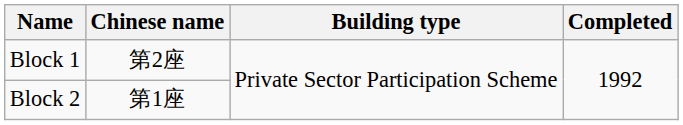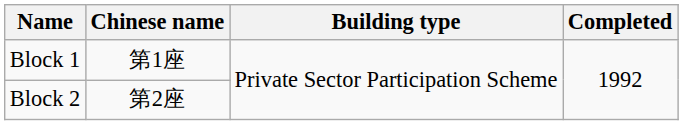(157, 59) 第2座 -> (157, 59) 第1座
(157, 98) 第1座 -> (157, 98) 第2座
